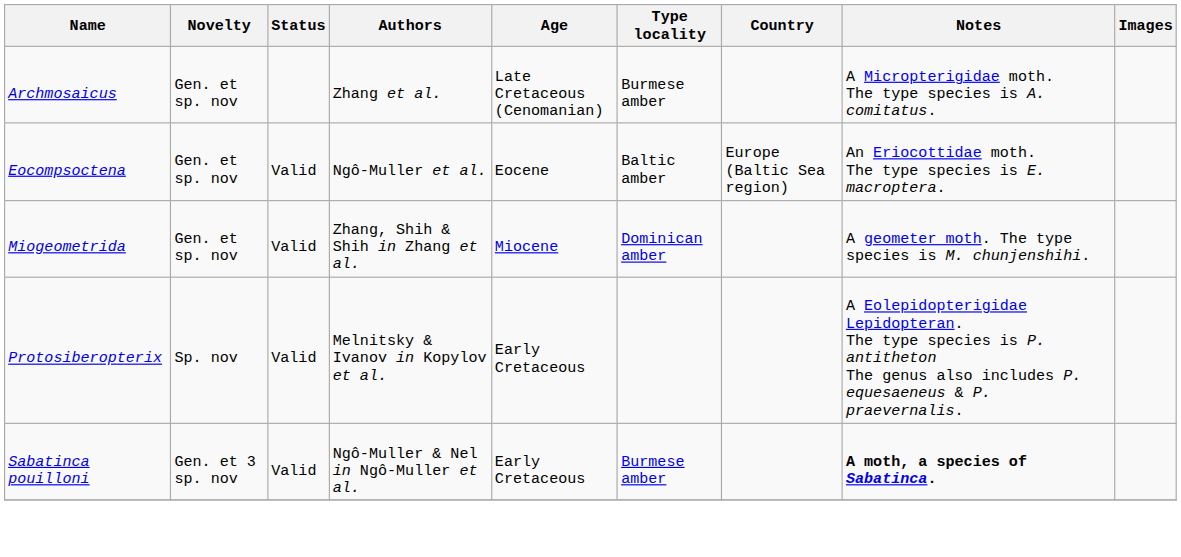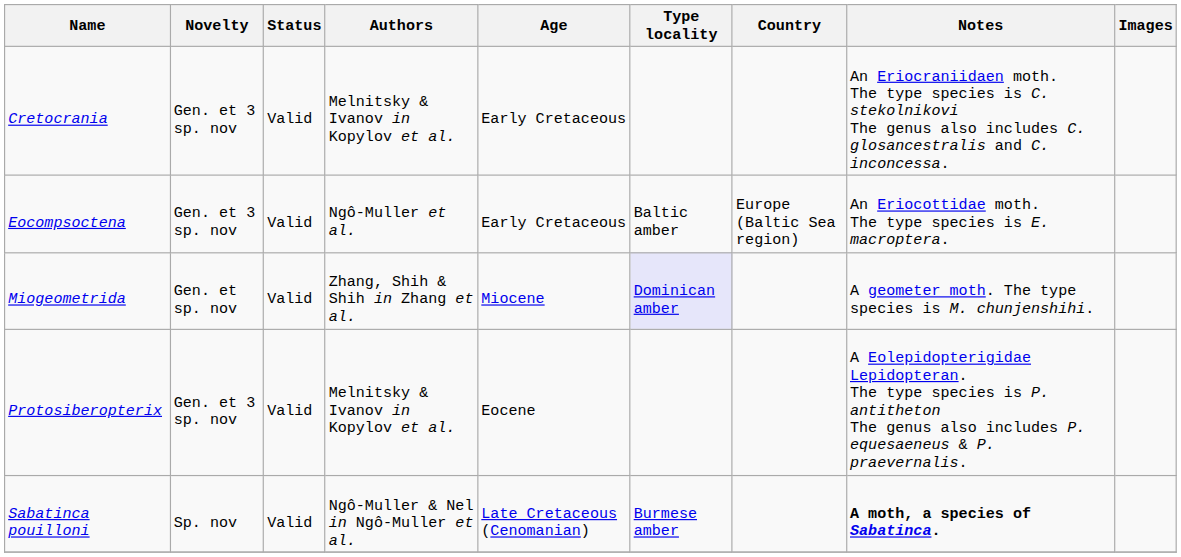- row: (62, 94)
+ row: (58, 120)
(206, 170) Gen. et sp. nov -> (214, 223) Gen. et 3 sp. nov
(522, 170) Eocene -> (554, 223) Early Cretaceous
(662, 247) no background -> (674, 299) lavender background
(206, 359) Sp. nov -> (214, 411) Gen. et 3 sp. nov
(540, 359) Early Cretaceous -> (508, 411) Eocene
(215, 470) Gen. et 3 sp. nov -> (205, 523) Sp. nov
(540, 470) Early Cretaceous -> (549, 523) Late Cretaceous (Cenomanian)
